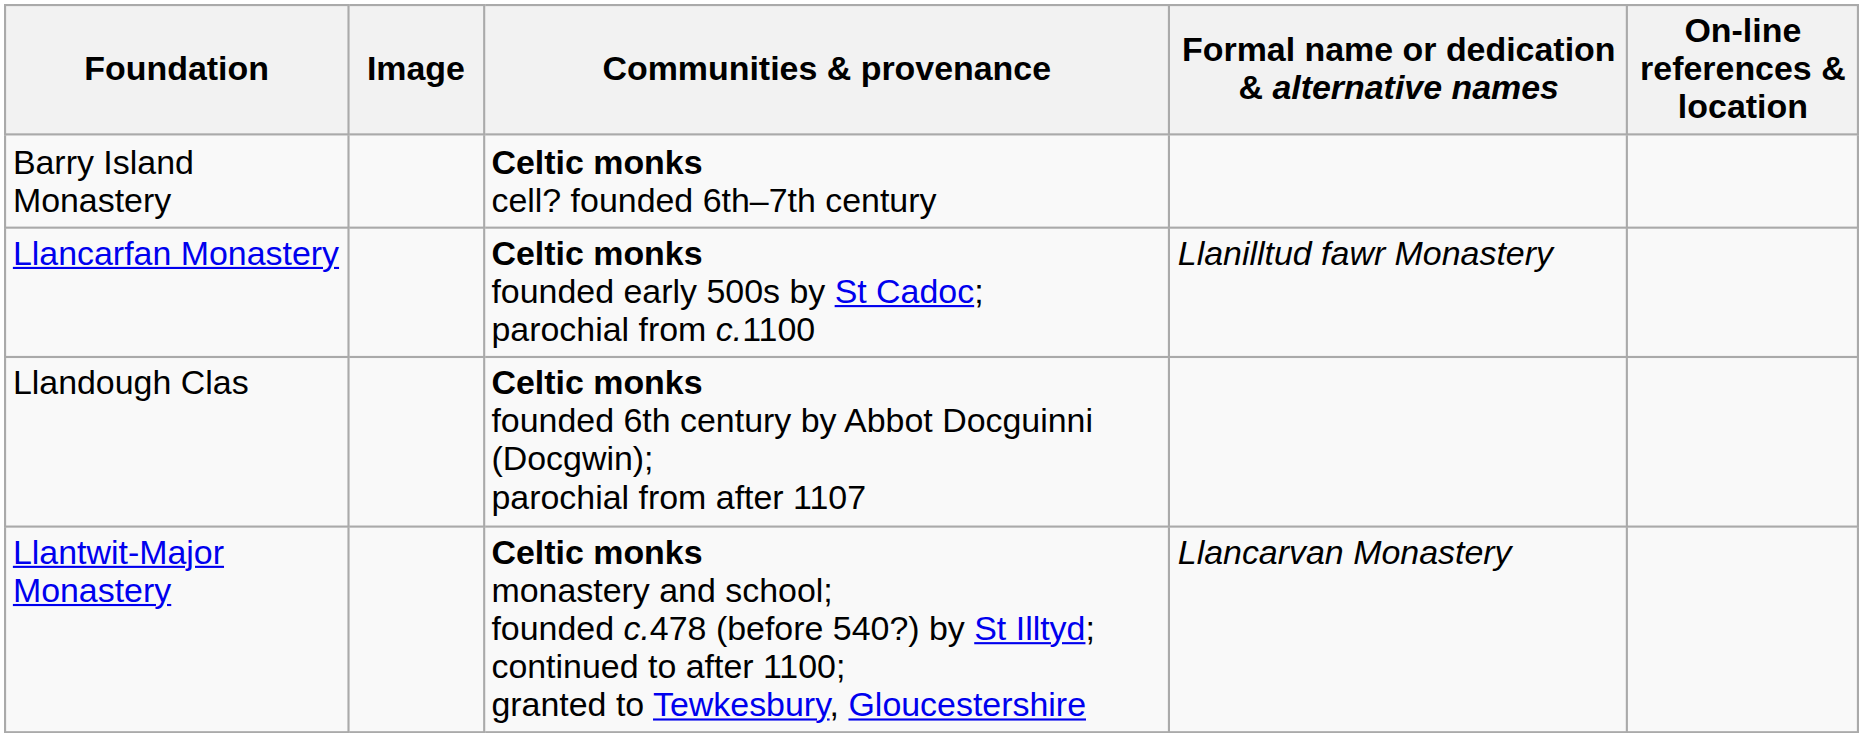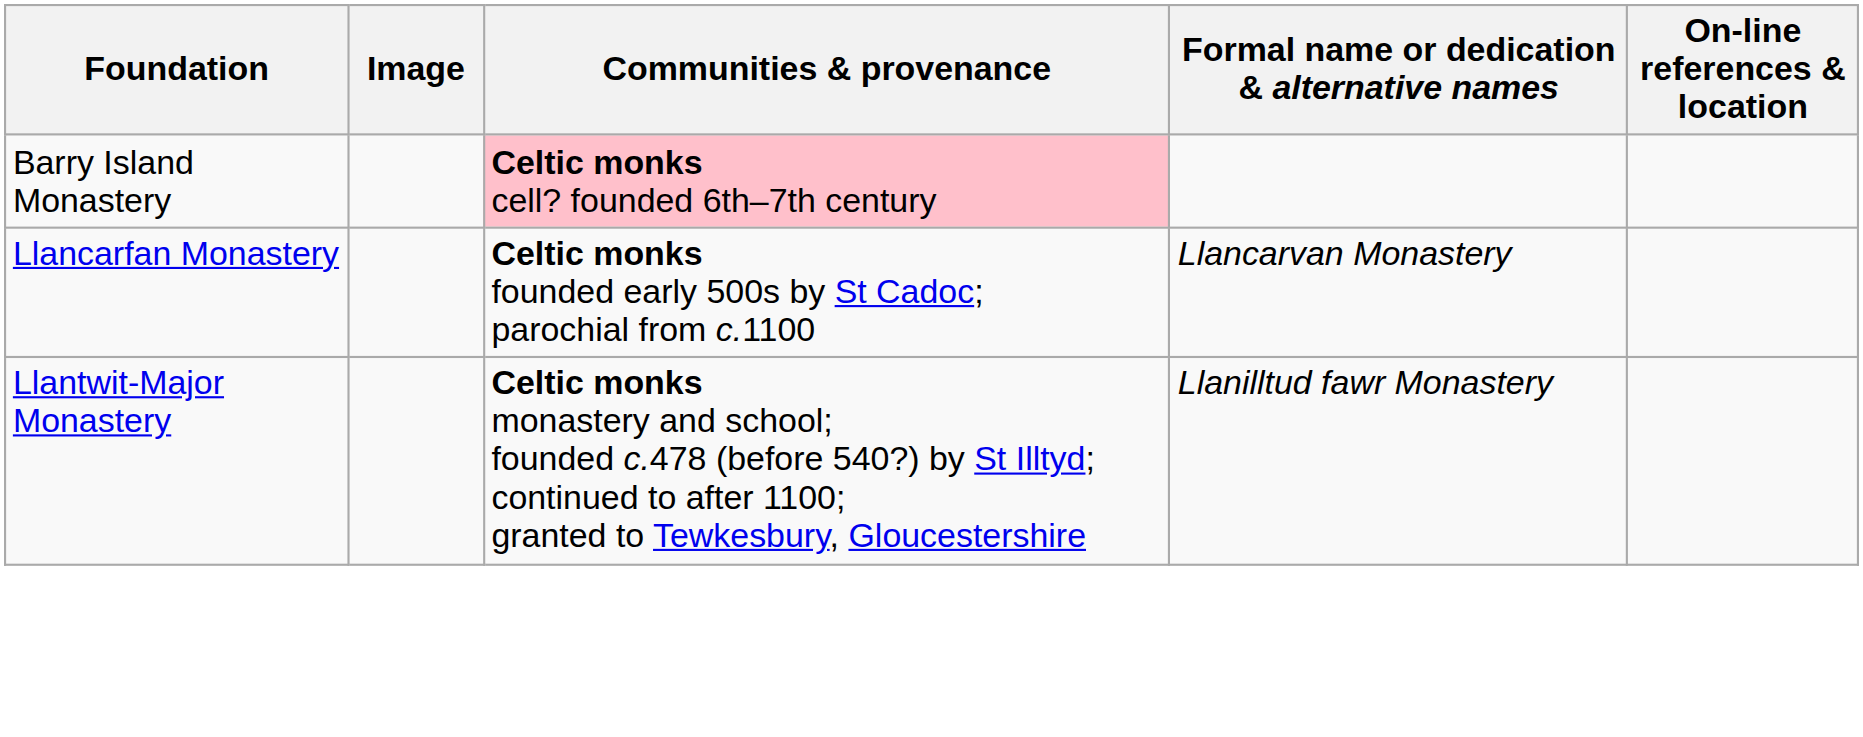(714, 180) no background -> (714, 180) pink background
(1365, 253) Llanilltud fawr Monastery -> (1345, 253) Llancarvan Monastery
- row: (131, 383)
(1345, 551) Llancarvan Monastery -> (1365, 383) Llanilltud fawr Monastery
